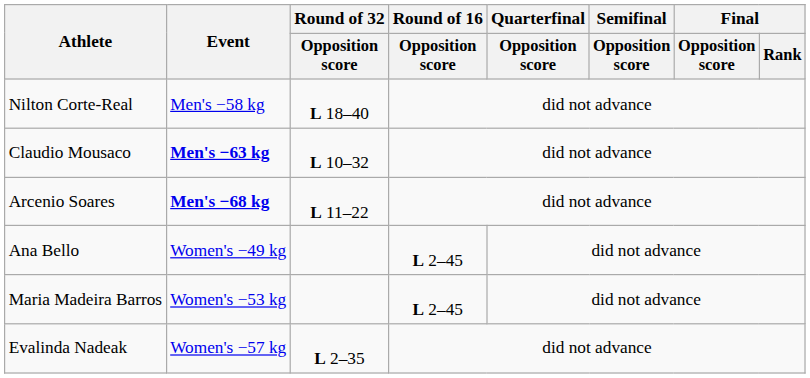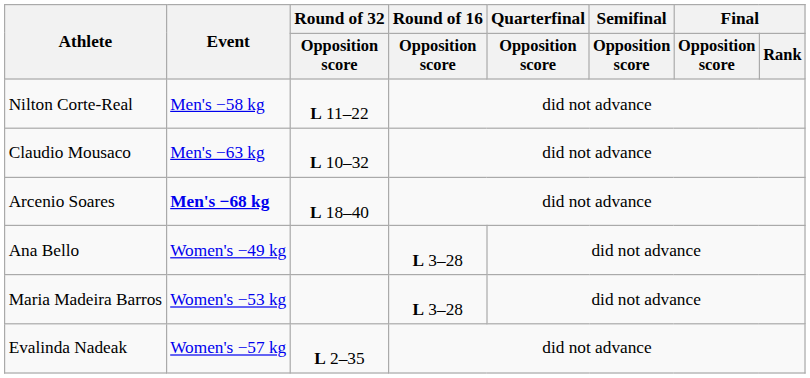(339, 114) L 18–40 -> (339, 114) L 11–22
(220, 152) bold -> (217, 152) normal
(339, 212) L 11–22 -> (339, 212) L 18–40
(438, 260) L 2–45 -> (438, 260) L 3–28
(438, 309) L 2–45 -> (438, 309) L 3–28
